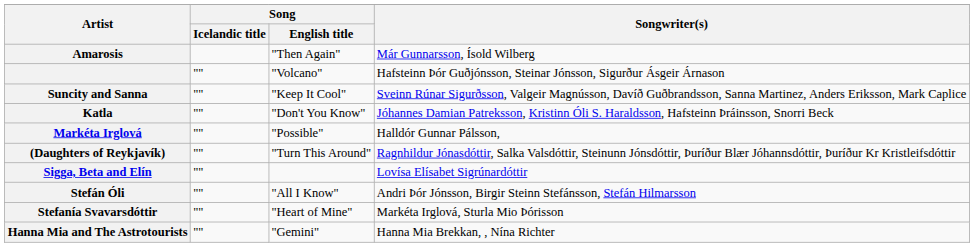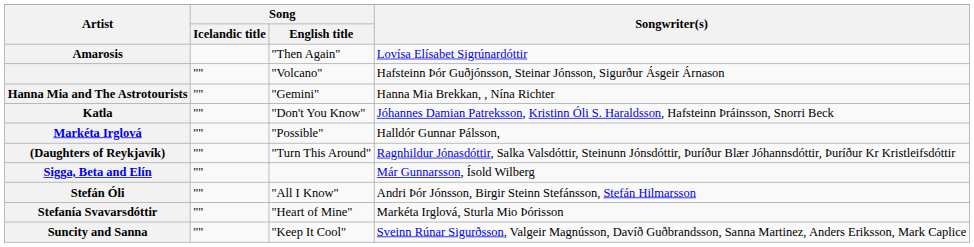(456, 53) Már Gunnarsson, Ísold Wilberg -> (452, 53) Lovísa Elísabet Sigrúnardóttir
rows swapped: (98, 232) <-> (98, 93)
(452, 172) Lovísa Elísabet Sigrúnardóttir -> (456, 172) Már Gunnarsson, Ísold Wilberg
